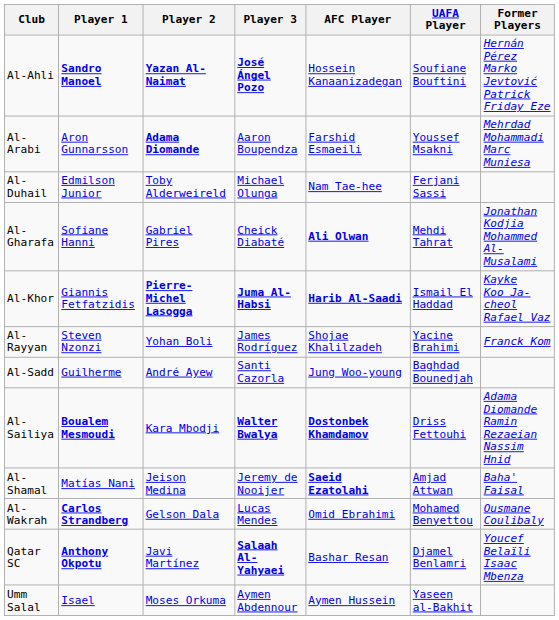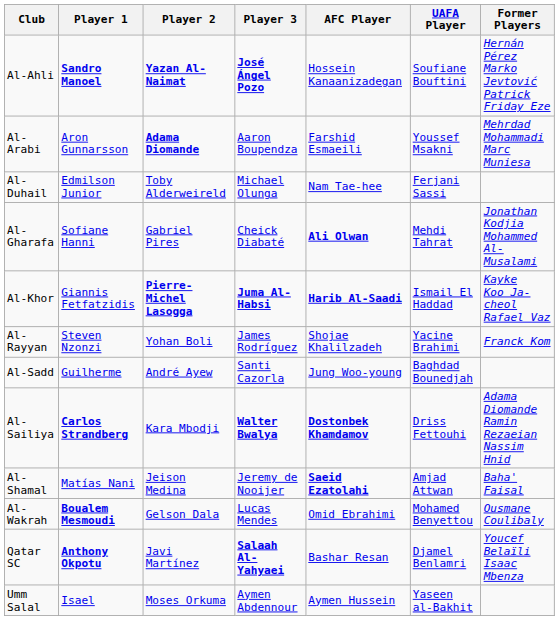(88, 428) Boualem Mesmoudi -> (95, 428) Carlos Strandberg
(95, 515) Carlos Strandberg -> (88, 515) Boualem Mesmoudi
